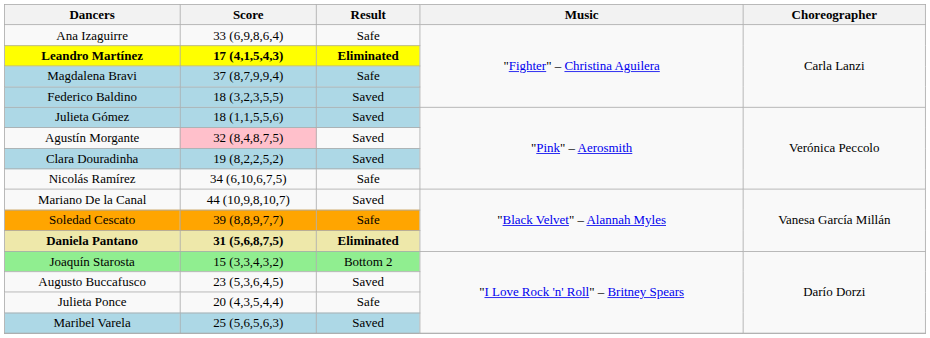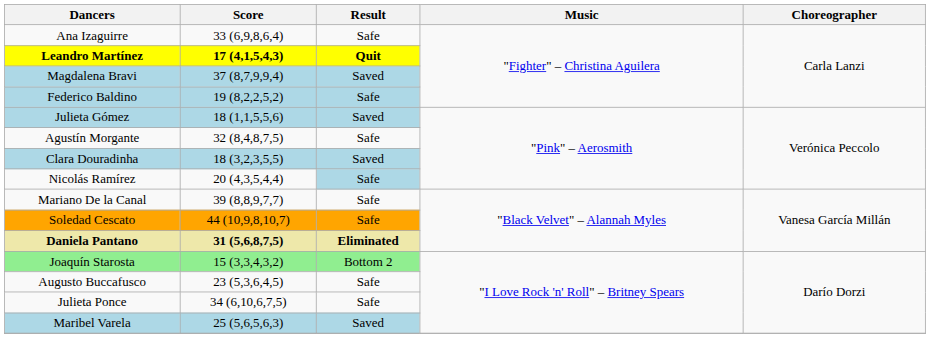(368, 55) Eliminated -> (368, 55) Quit
(368, 76) Safe -> (368, 76) Saved
(248, 96) 18 (3,2,3,5,5) -> (248, 96) 19 (8,2,2,5,2)
(368, 96) Saved -> (368, 96) Safe
(248, 138) pink background -> (248, 138) no background
(368, 138) Saved -> (368, 138) Safe
(248, 158) 19 (8,2,2,5,2) -> (248, 158) 18 (3,2,3,5,5)
(248, 179) 34 (6,10,6,7,5) -> (248, 179) 20 (4,3,5,4,4)
(368, 179) no background -> (368, 179) lightblue background
(248, 199) 44 (10,9,8,10,7) -> (248, 199) 39 (8,8,9,7,7)
(368, 199) Saved -> (368, 199) Safe
(248, 220) 39 (8,8,9,7,7) -> (248, 220) 44 (10,9,8,10,7)
(368, 281) Saved -> (368, 281) Safe
(248, 302) 20 (4,3,5,4,4) -> (248, 302) 34 (6,10,6,7,5)
